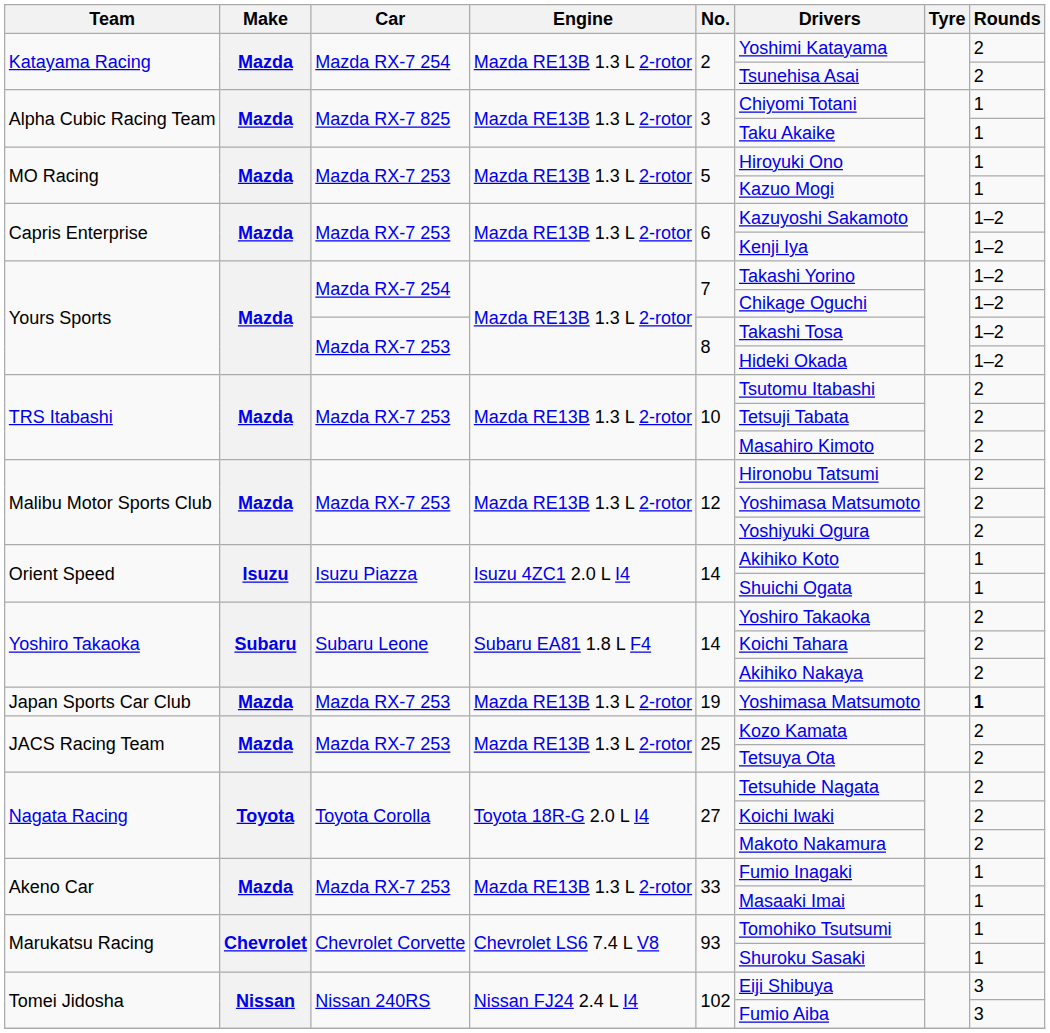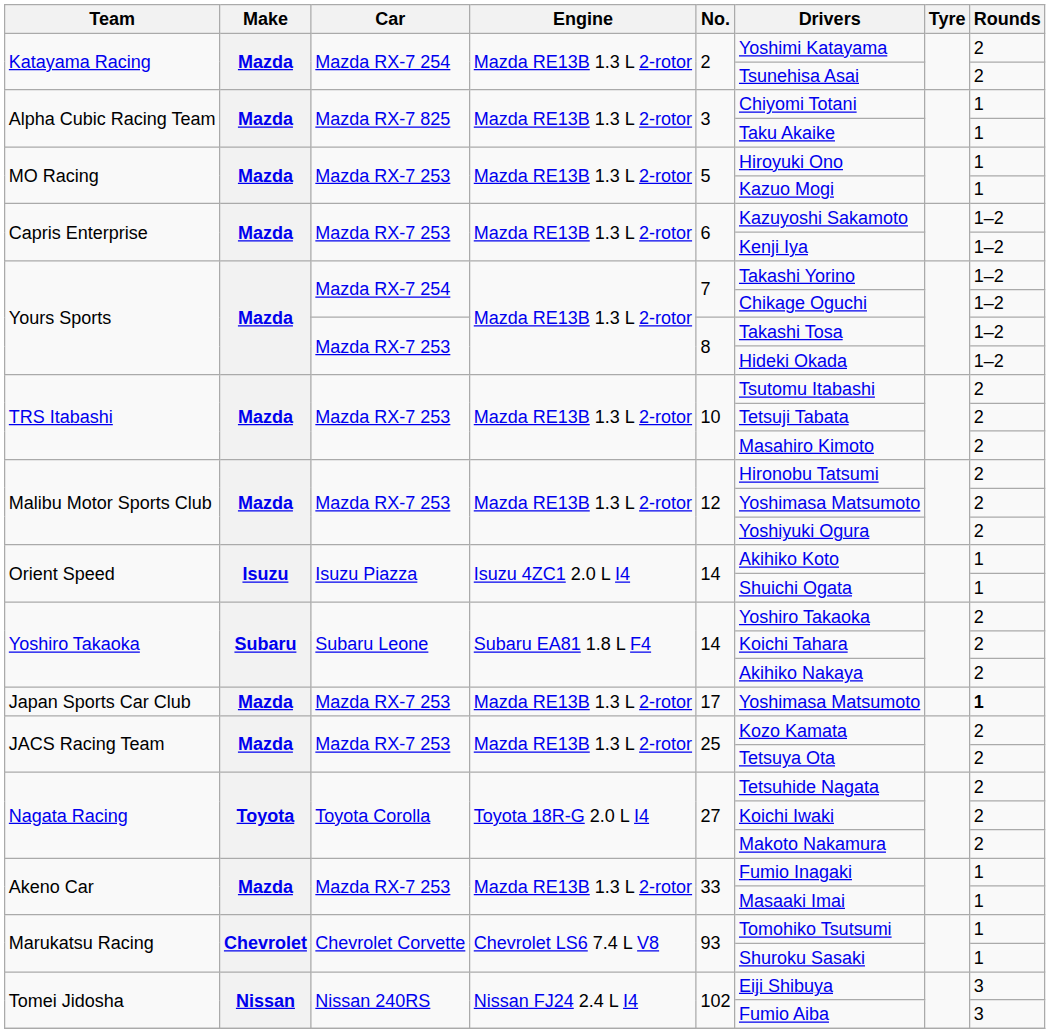(711, 702) 19 -> (711, 702) 17
